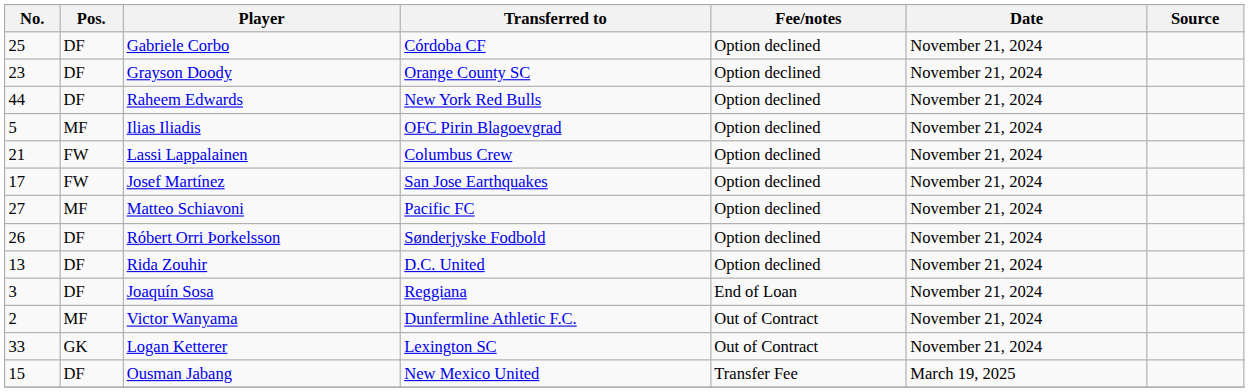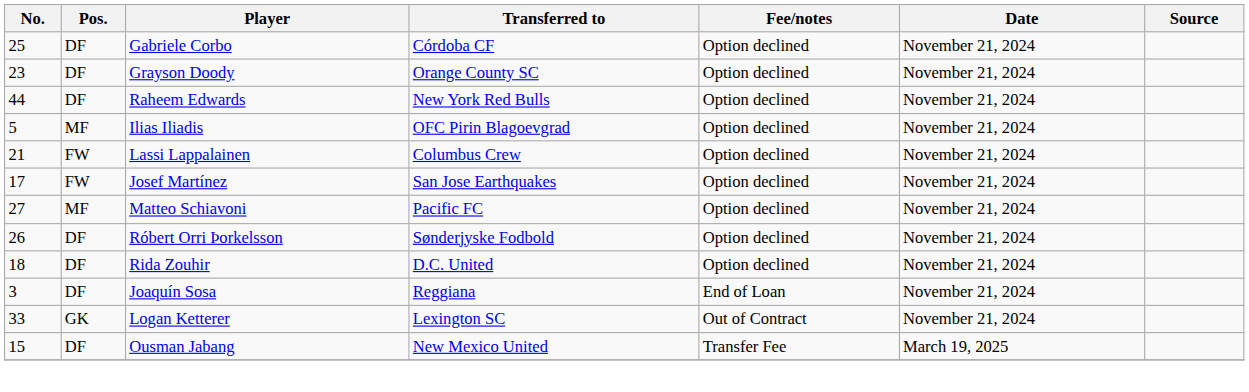(17, 264) 13 -> (17, 264) 18
- row: (182, 318)
